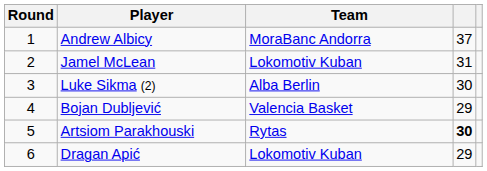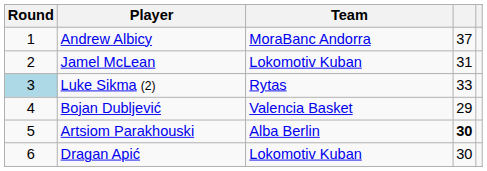(31, 85) no background -> (31, 85) lightblue background
(285, 85) Alba Berlin -> (268, 85) Rytas
(464, 85) 30 -> (464, 85) 33
(268, 131) Rytas -> (285, 131) Alba Berlin
(464, 154) 29 -> (464, 154) 30
